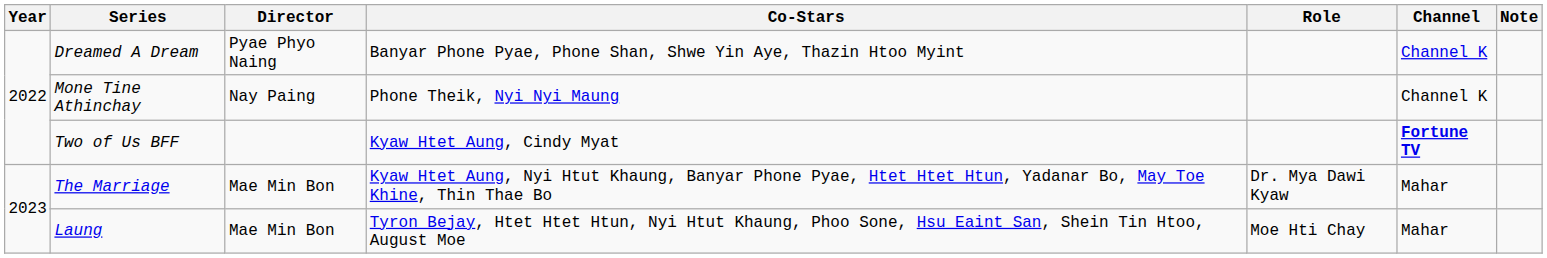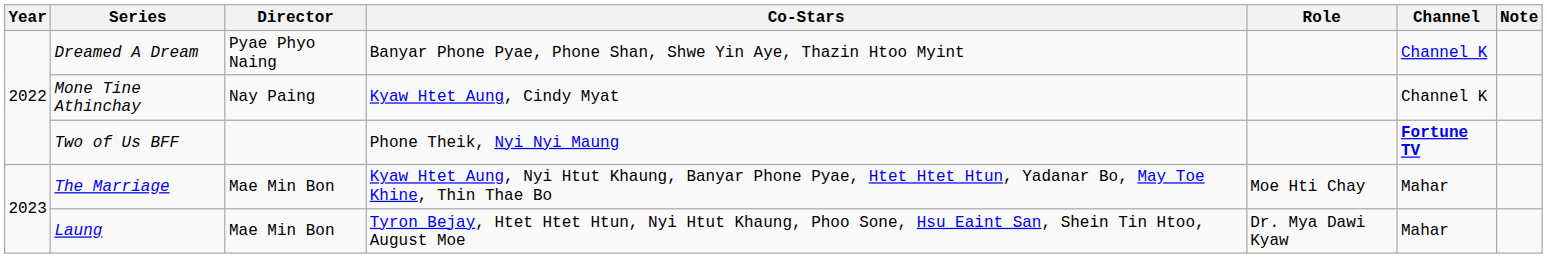(495, 97) Phone Theik, Nyi Nyi Maung -> (495, 97) Kyaw Htet Aung, Cindy Myat
(495, 142) Kyaw Htet Aung, Cindy Myat -> (495, 142) Phone Theik, Nyi Nyi Maung
(1308, 186) Dr. Mya Dawi Kyaw -> (1308, 186) Moe Hti Chay
(1308, 231) Moe Hti Chay -> (1308, 231) Dr. Mya Dawi Kyaw
